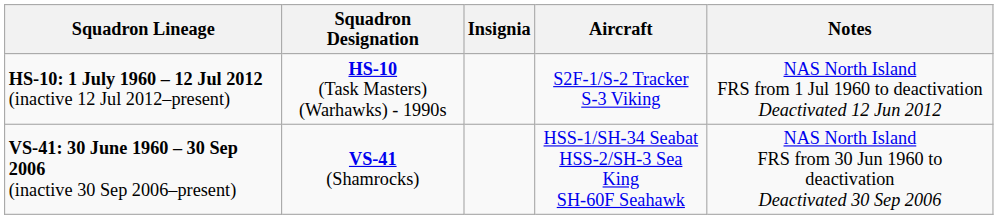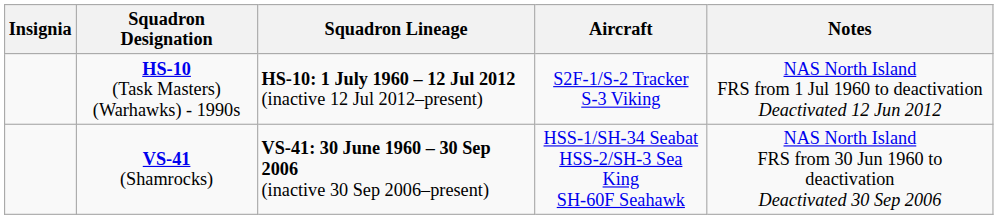columns swapped: (499, 29) <-> (143, 29)
